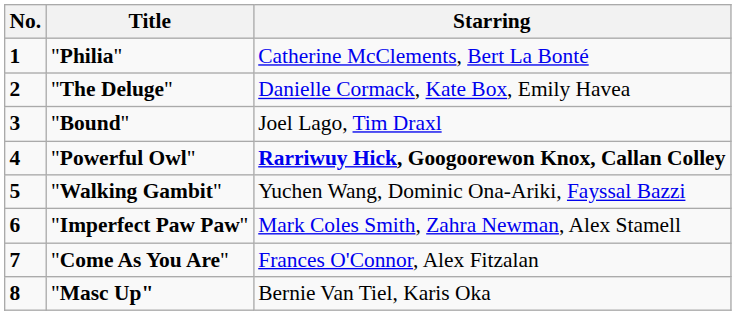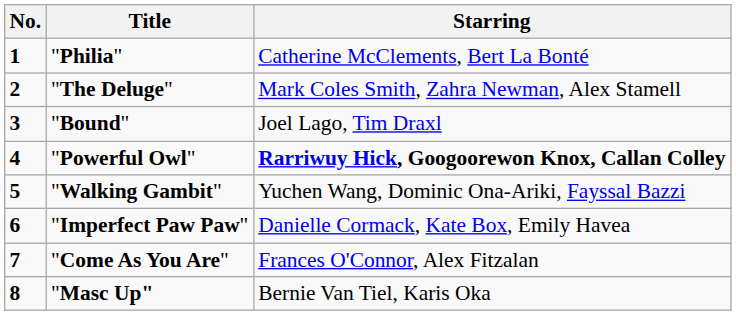(444, 89) Danielle Cormack, Kate Box, Emily Havea -> (470, 89) Mark Coles Smith, Zahra Newman, Alex Stamell
(470, 225) Mark Coles Smith, Zahra Newman, Alex Stamell -> (444, 225) Danielle Cormack, Kate Box, Emily Havea
